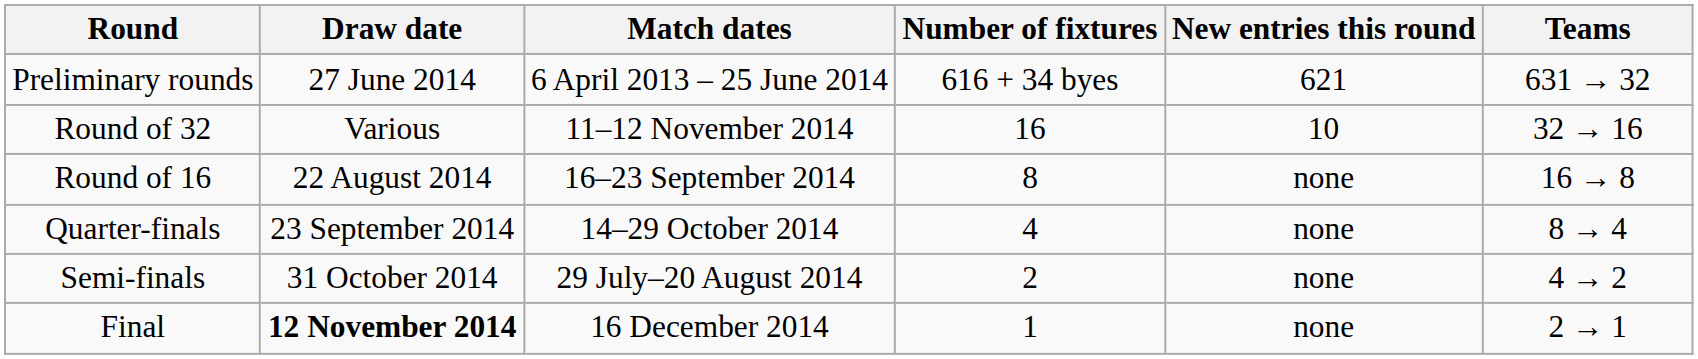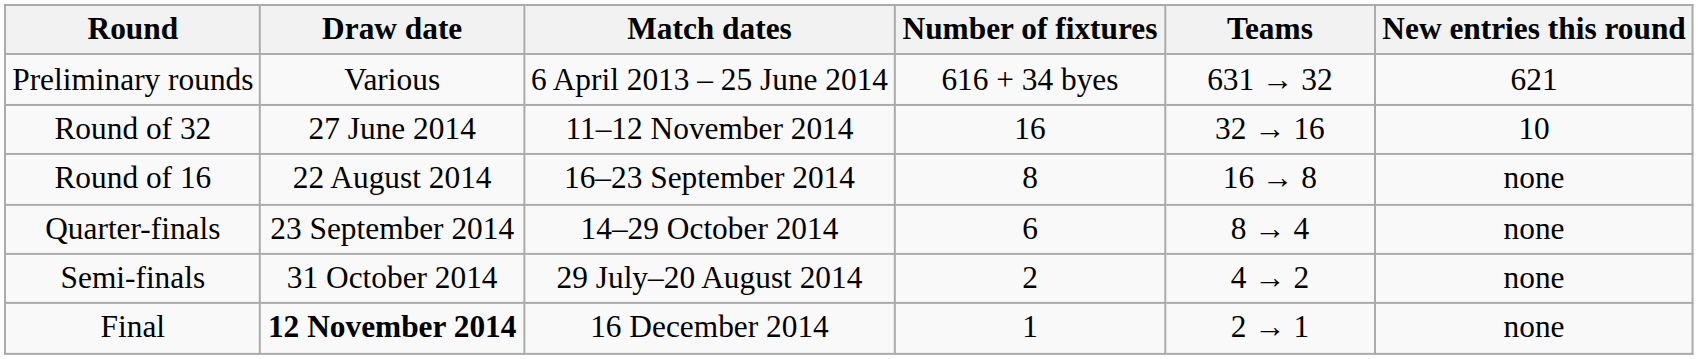columns swapped: (1588, 29) <-> (1324, 29)
(392, 79) 27 June 2014 -> (392, 79) Various
(392, 128) Various -> (392, 128) 27 June 2014
(1030, 228) 4 -> (1030, 228) 6
